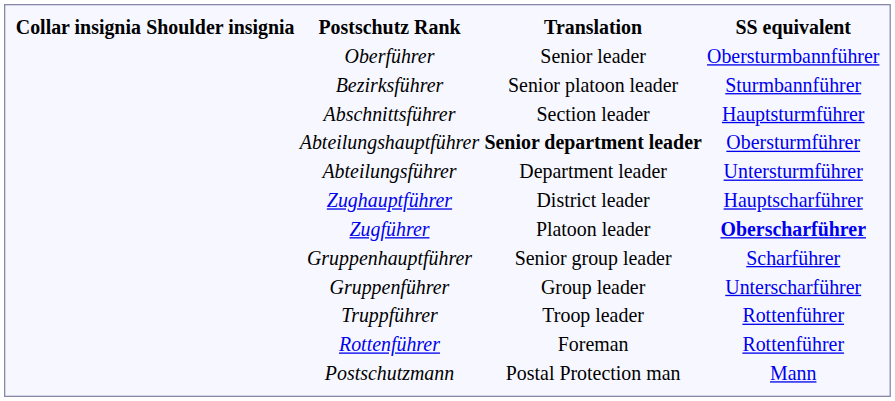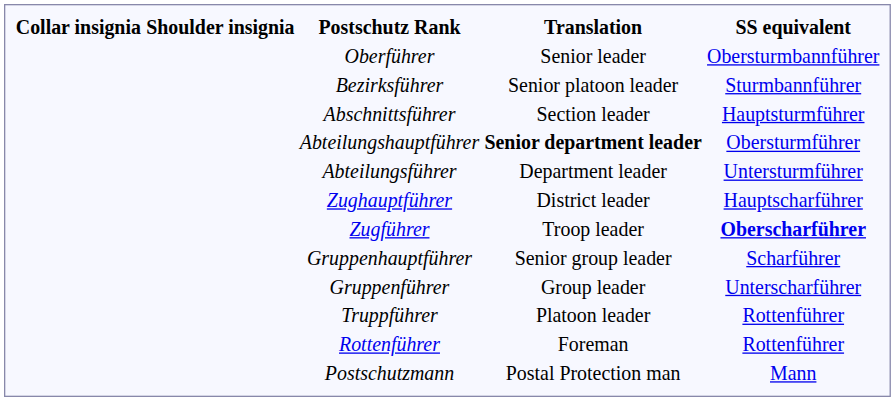(593, 229) Platoon leader -> (593, 229) Troop leader
(593, 315) Troop leader -> (593, 315) Platoon leader
